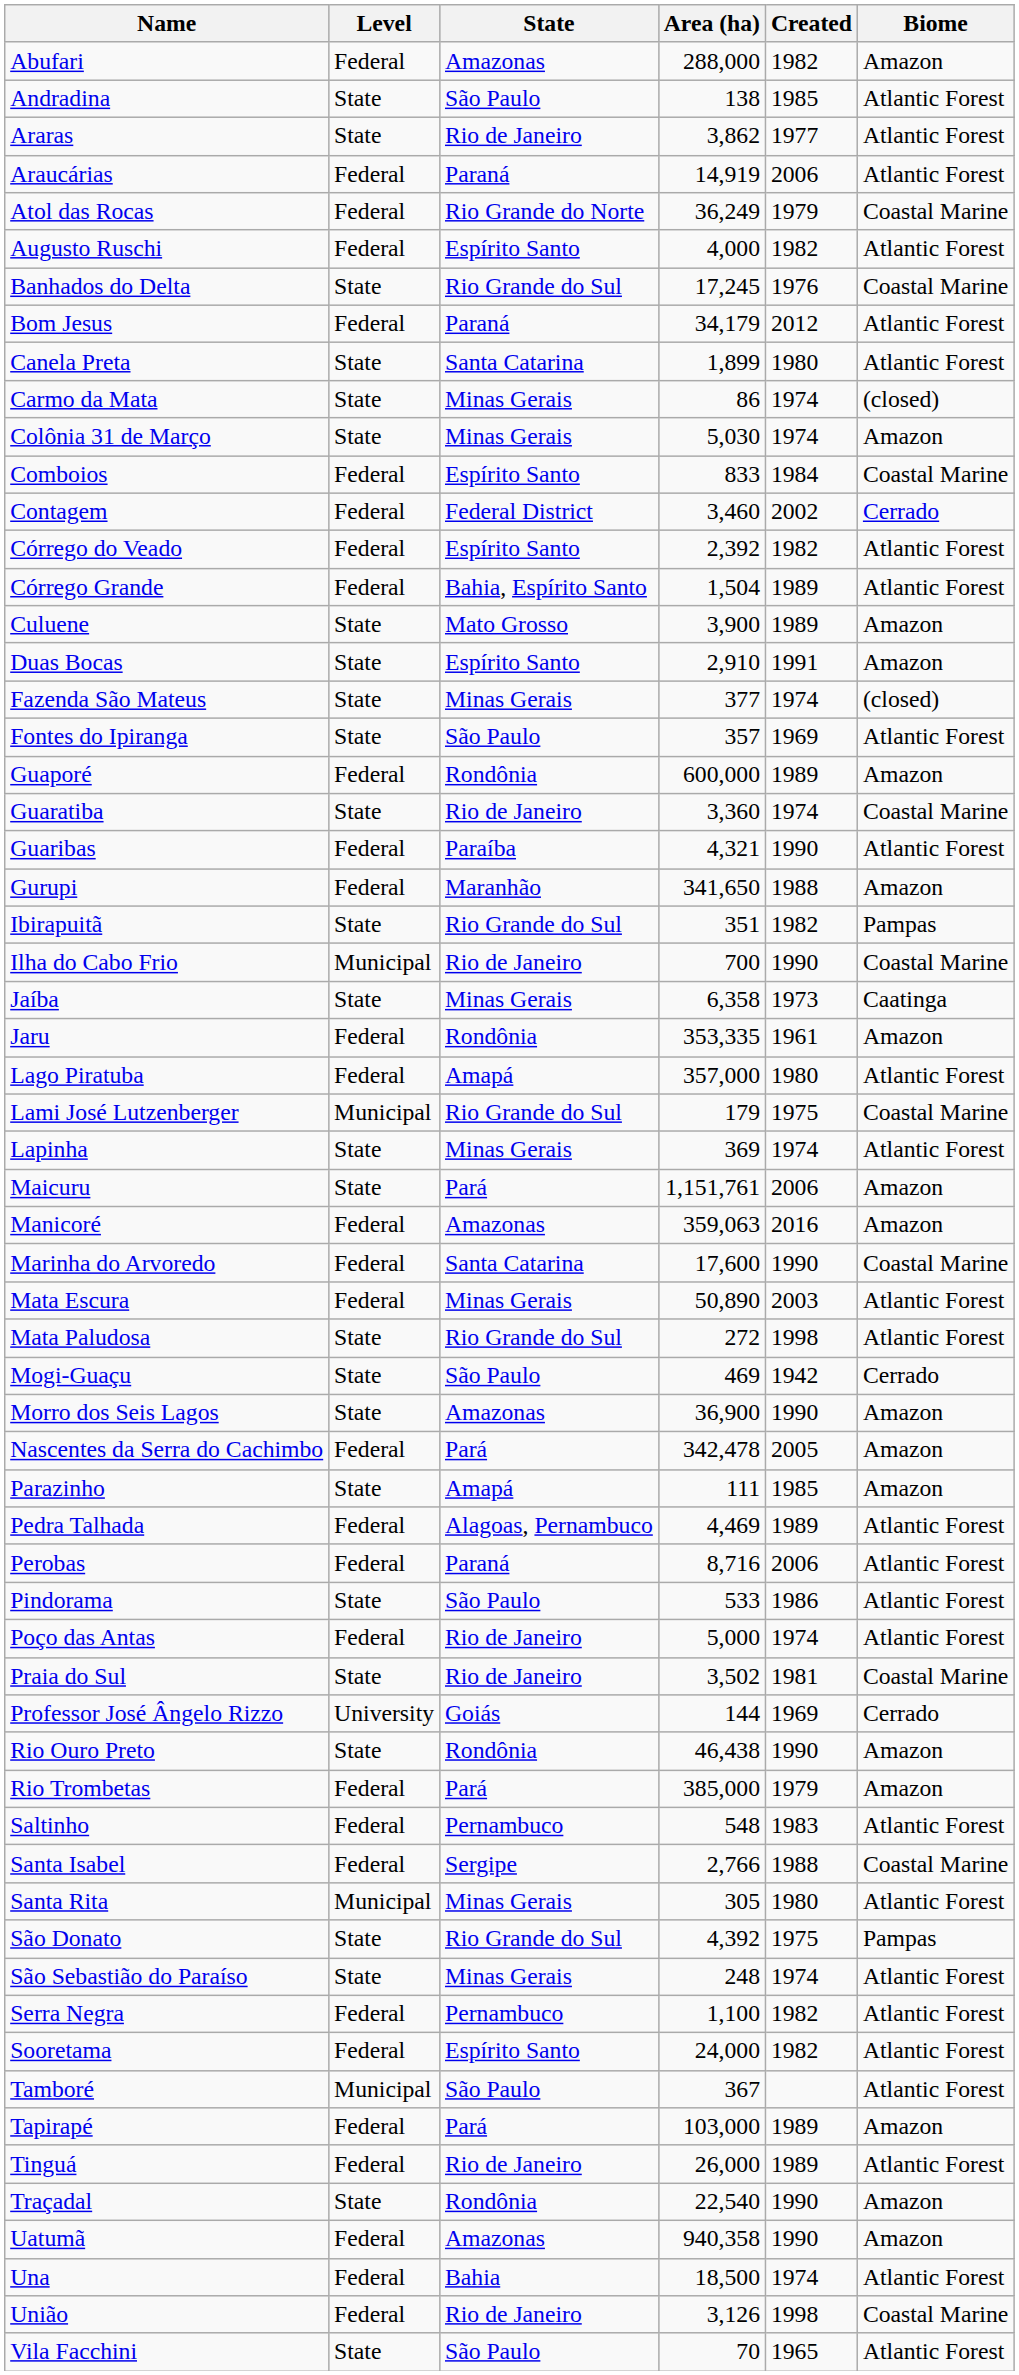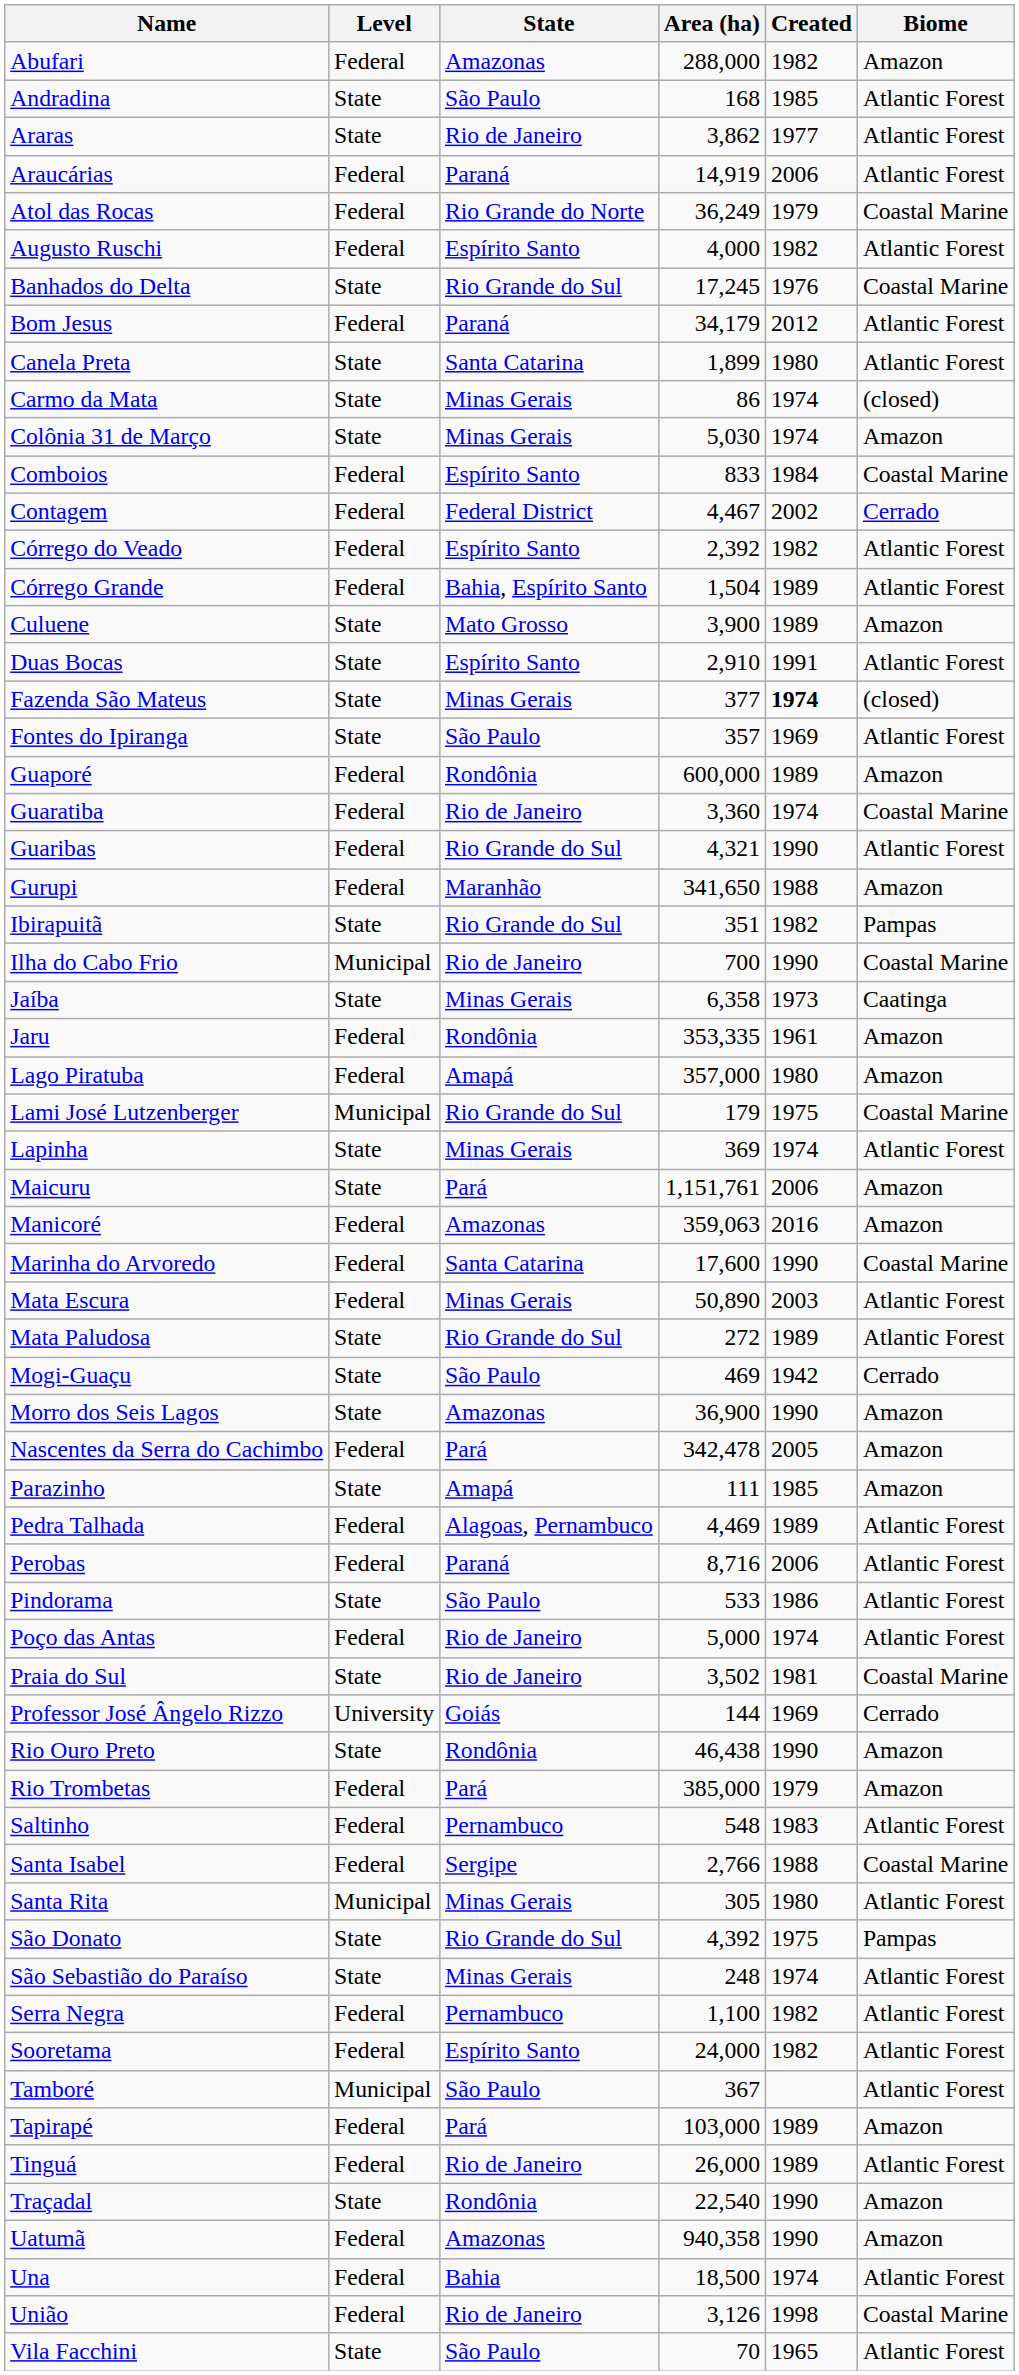(742, 98) 138 -> (742, 98) 168
(733, 511) 3,460 -> (733, 511) 4,467
(903, 661) Amazon -> (934, 661) Atlantic Forest
(795, 699) normal -> (795, 699) bold
(358, 811) State -> (370, 811) Federal
(481, 849) Paraíba -> (533, 849) Rio Grande do Sul
(934, 1074) Atlantic Forest -> (903, 1074) Amazon
(795, 1337) 1998 -> (795, 1337) 1989
